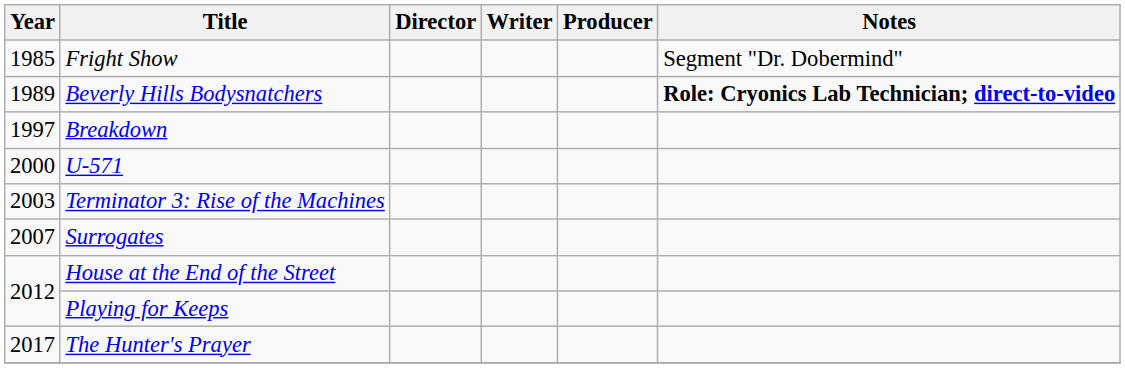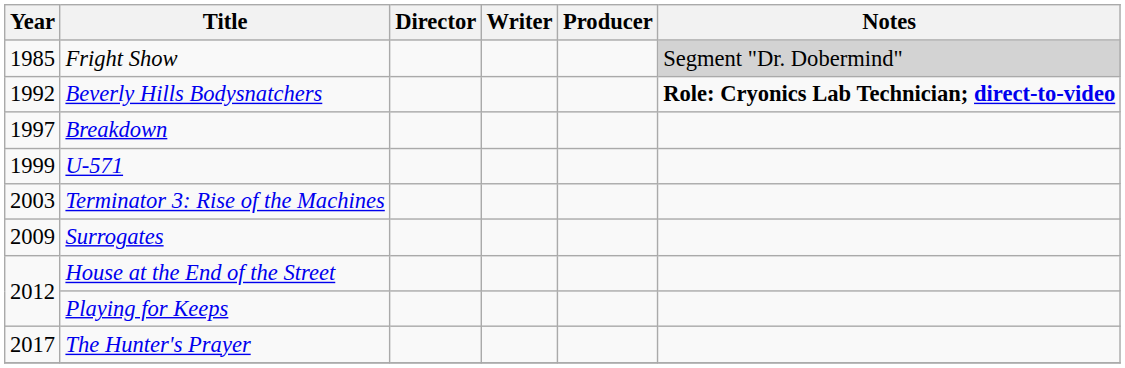(783, 58) no background -> (783, 58) lightgrey background
(32, 93) 1989 -> (32, 93) 1992
(32, 165) 2000 -> (32, 165) 1999
(32, 237) 2007 -> (32, 237) 2009
